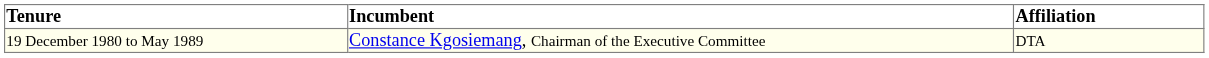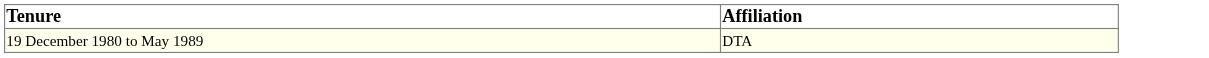- column: (392, 16)
